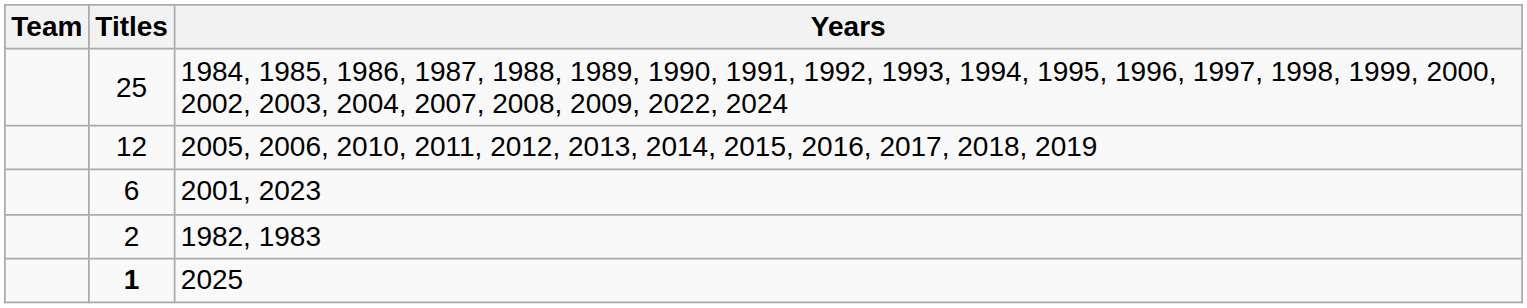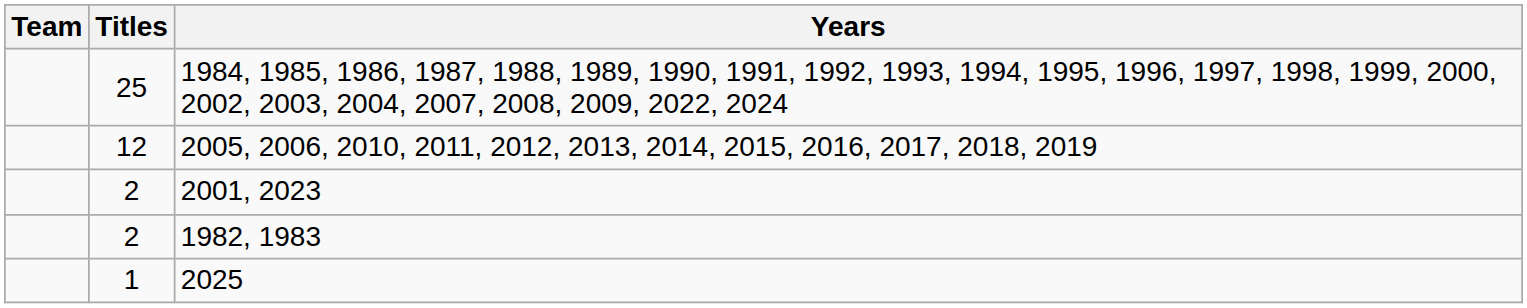(132, 191) 6 -> (132, 191) 2
(132, 280) bold -> (132, 280) normal
